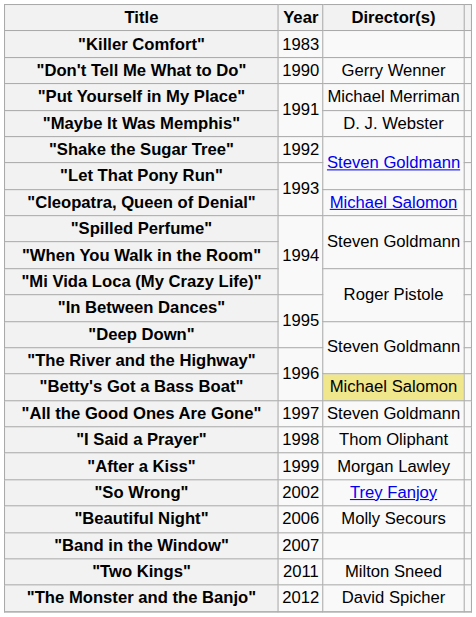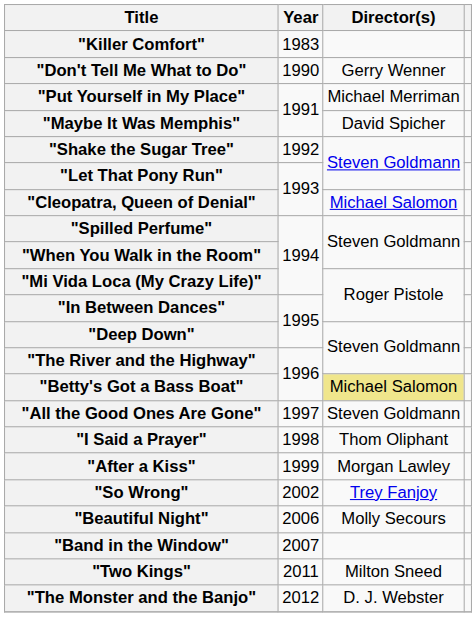(394, 123) D. J. Webster -> (394, 123) David Spicher
(394, 598) David Spicher -> (394, 598) D. J. Webster
